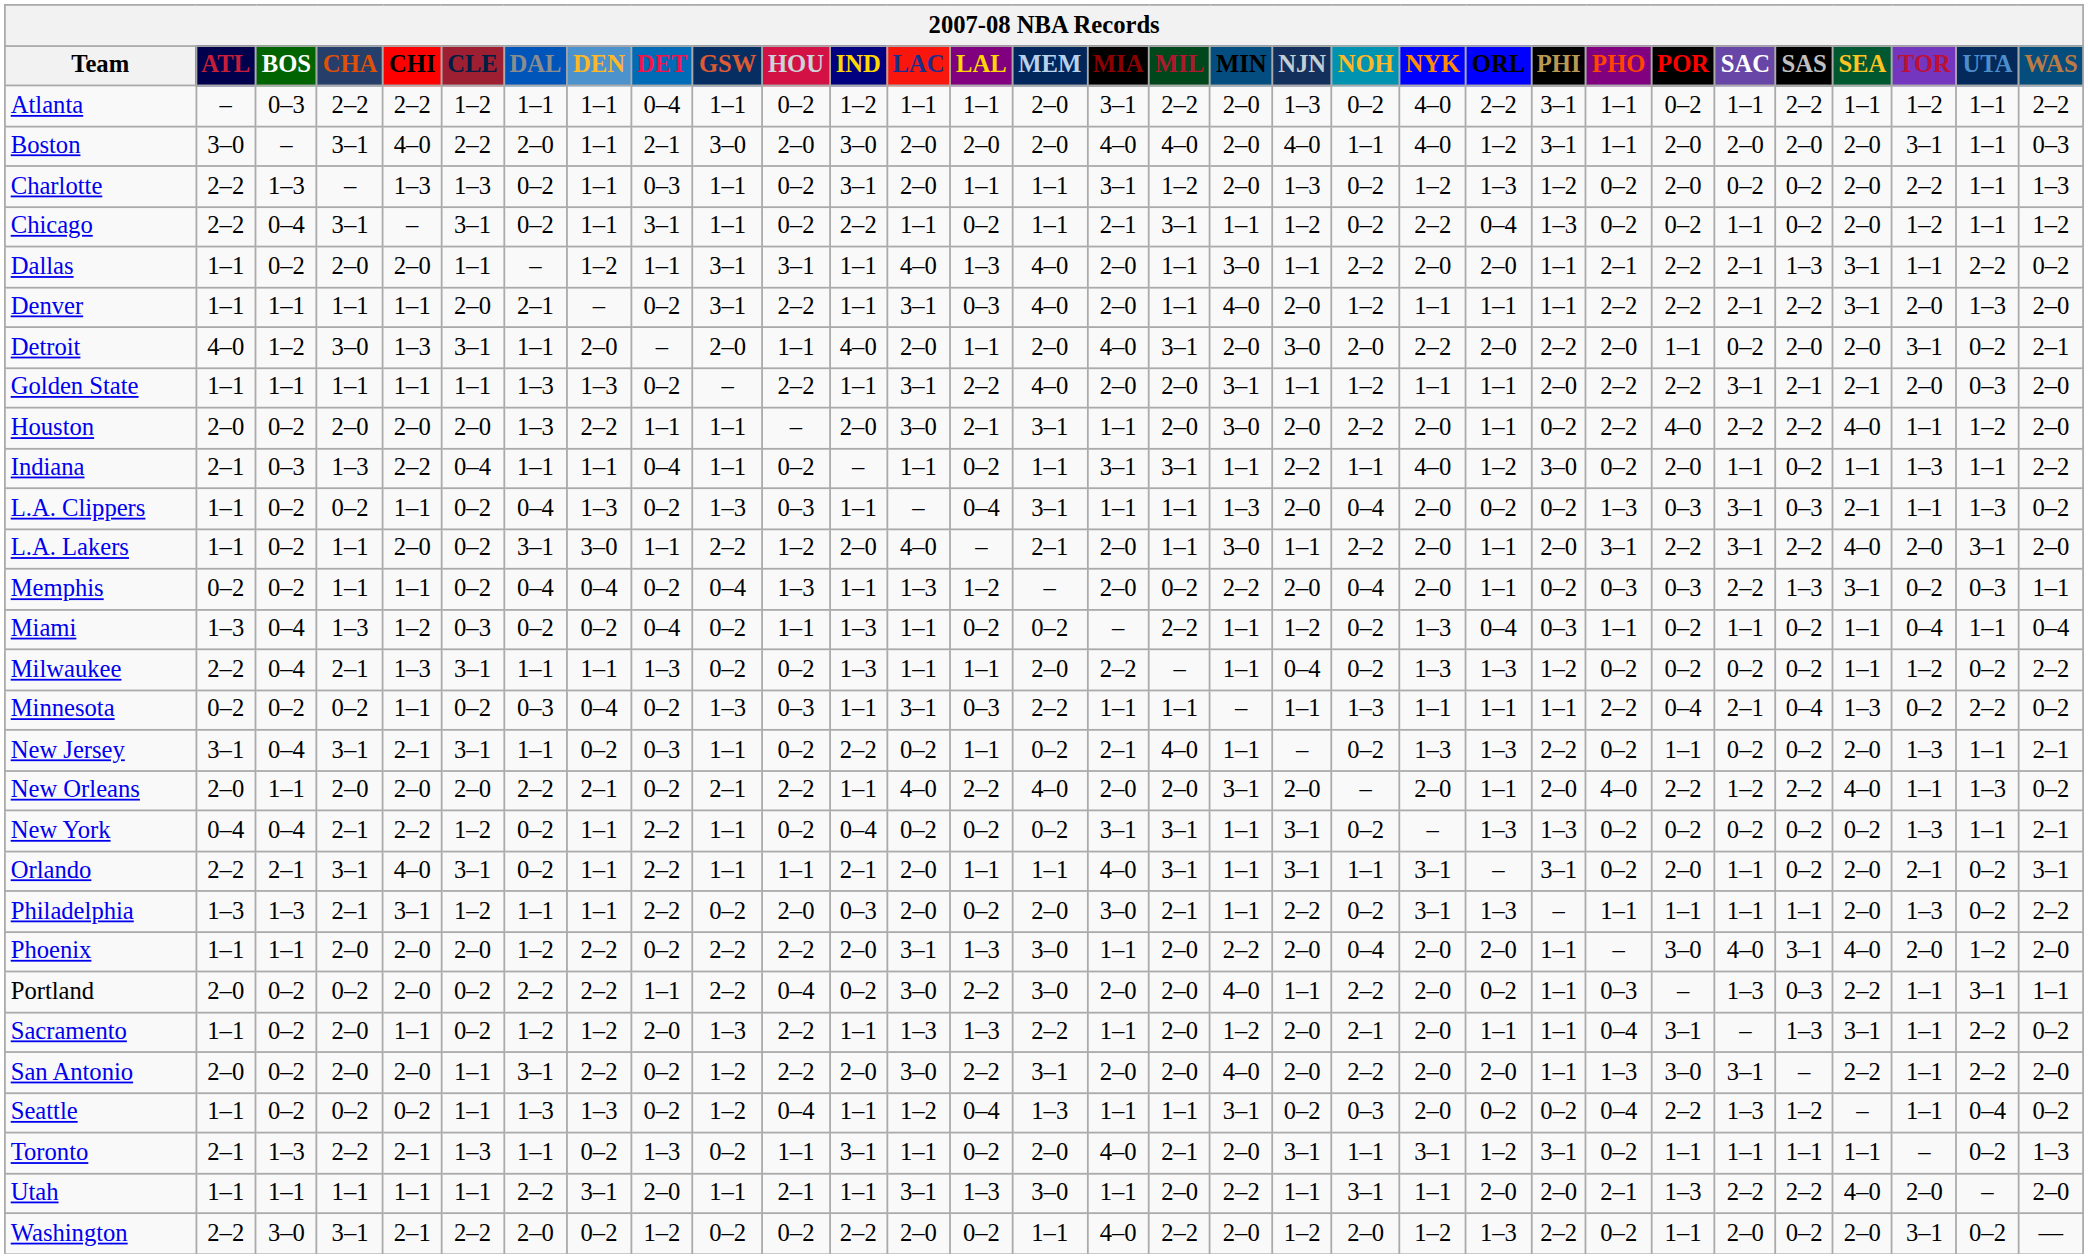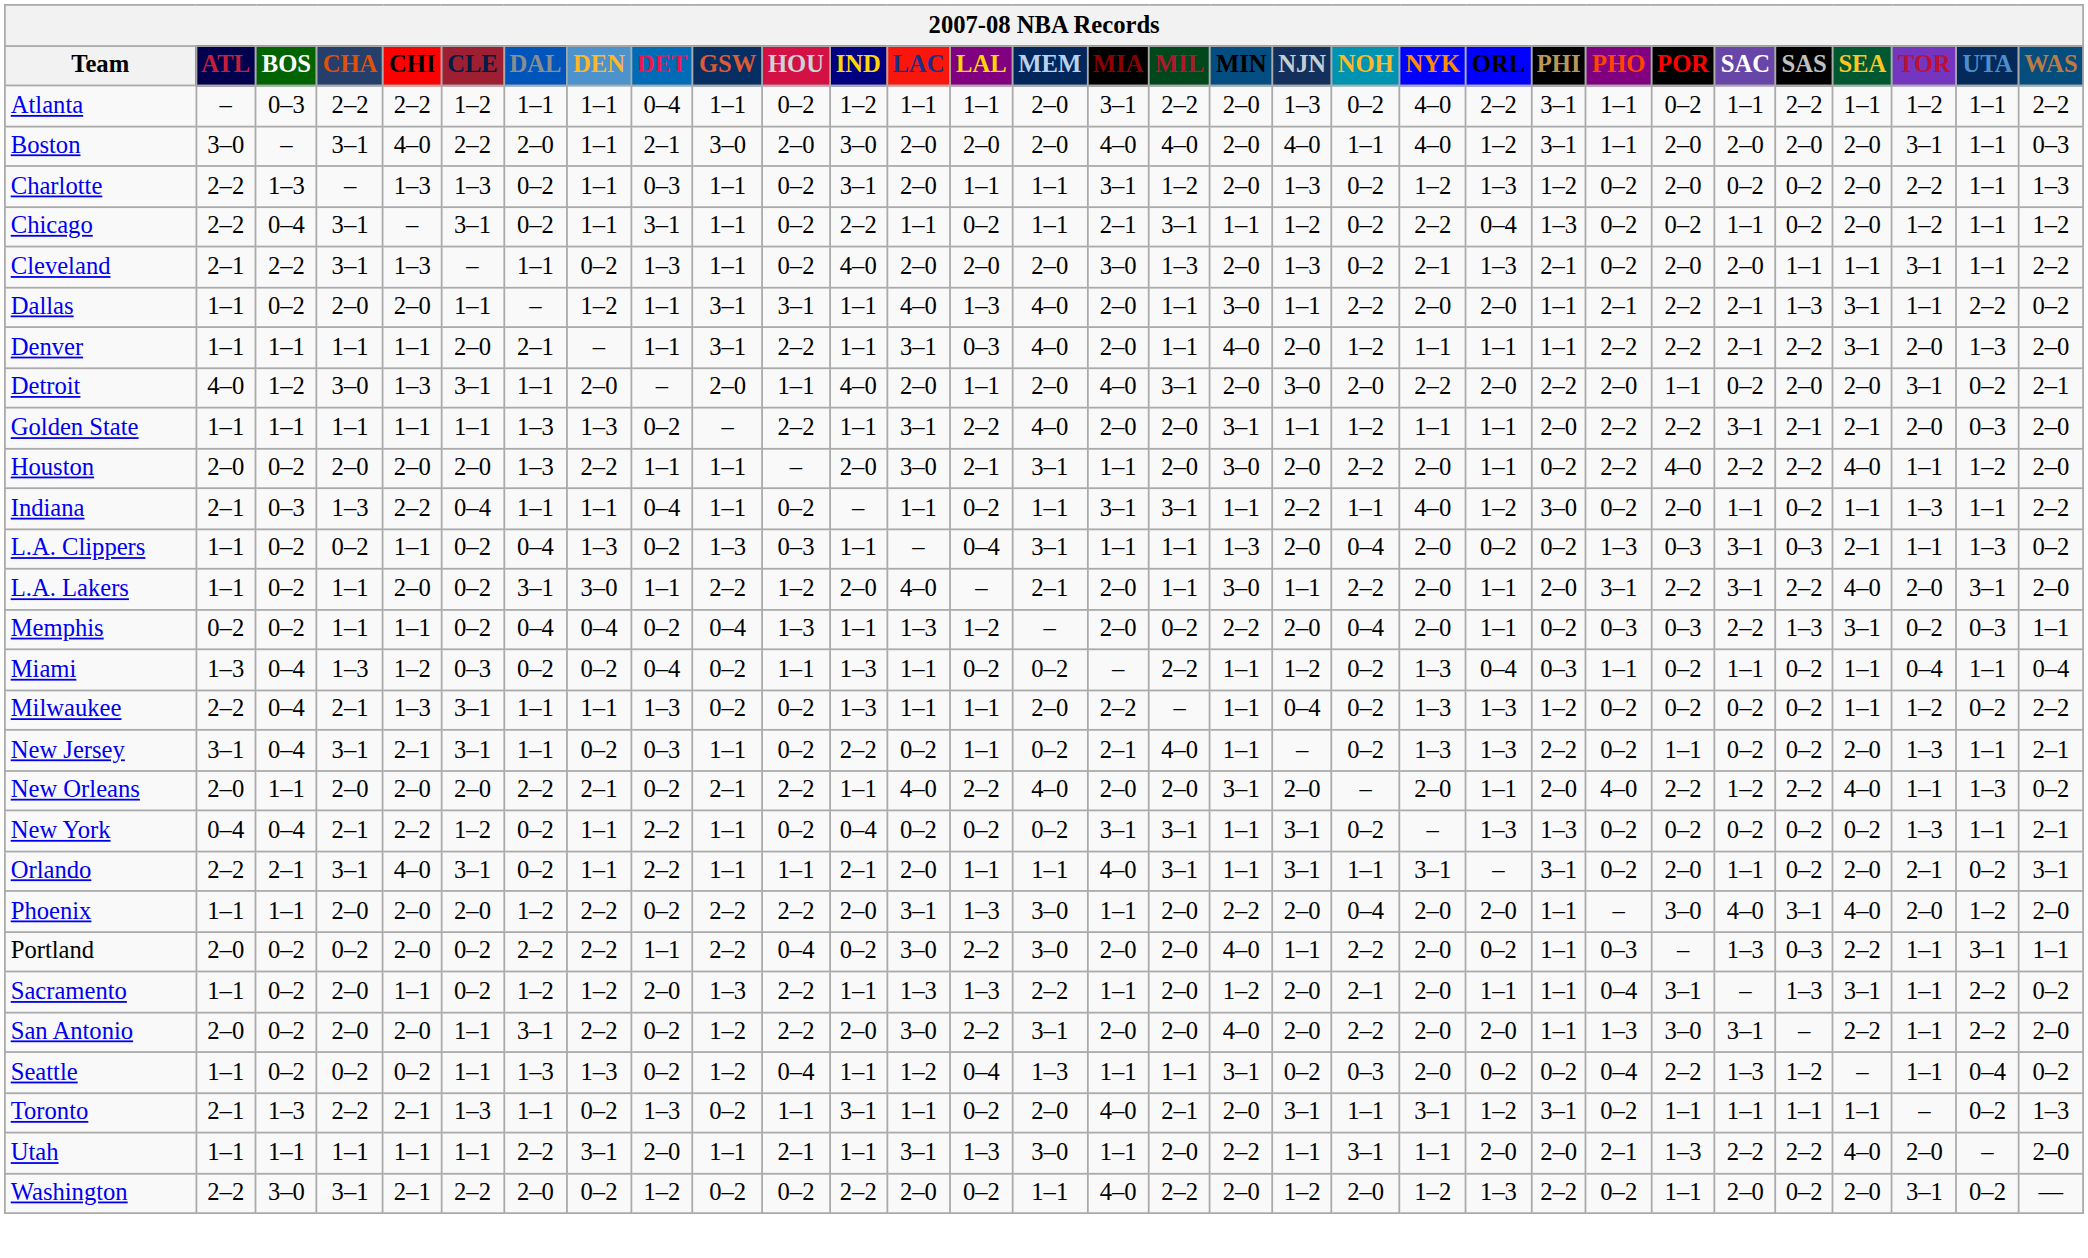+ row: (61, 266)
(662, 306) 0–2 -> (662, 346) 1–1
- row: (63, 709)
- row: (72, 910)
